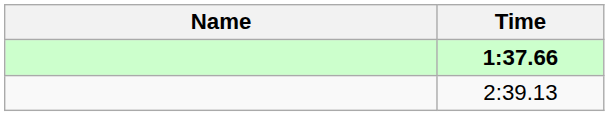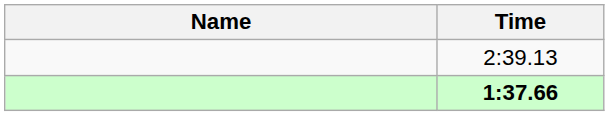rows swapped: (520, 57) <-> (520, 92)
